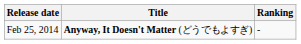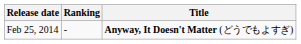columns swapped: (158, 13) <-> (275, 13)
